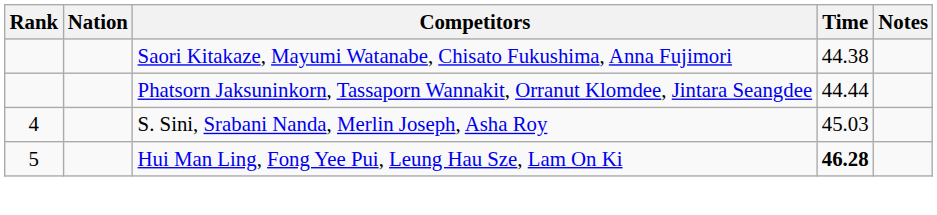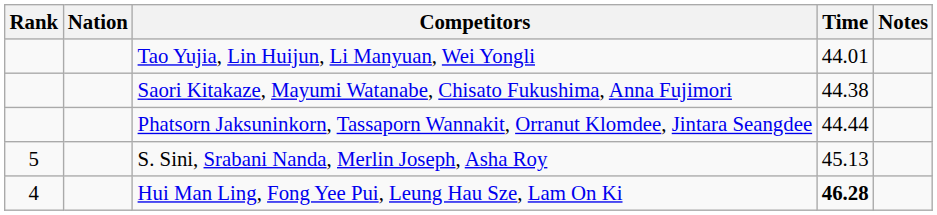+ row: (336, 56)
(34, 124) 4 -> (34, 159) 5
(845, 124) 45.03 -> (845, 159) 45.13
(34, 159) 5 -> (34, 193) 4
